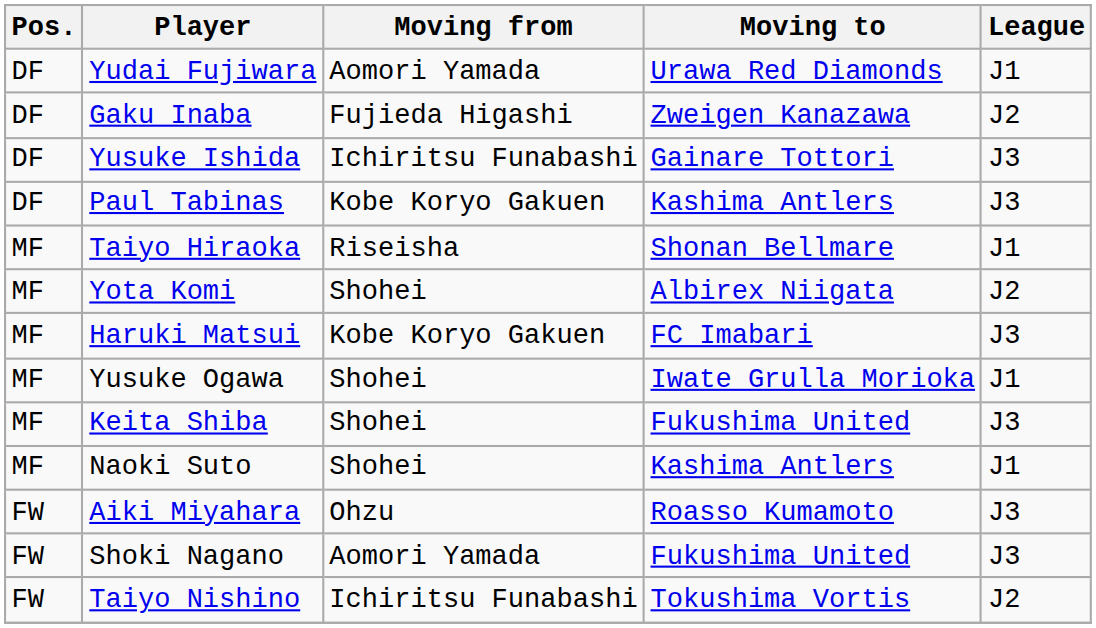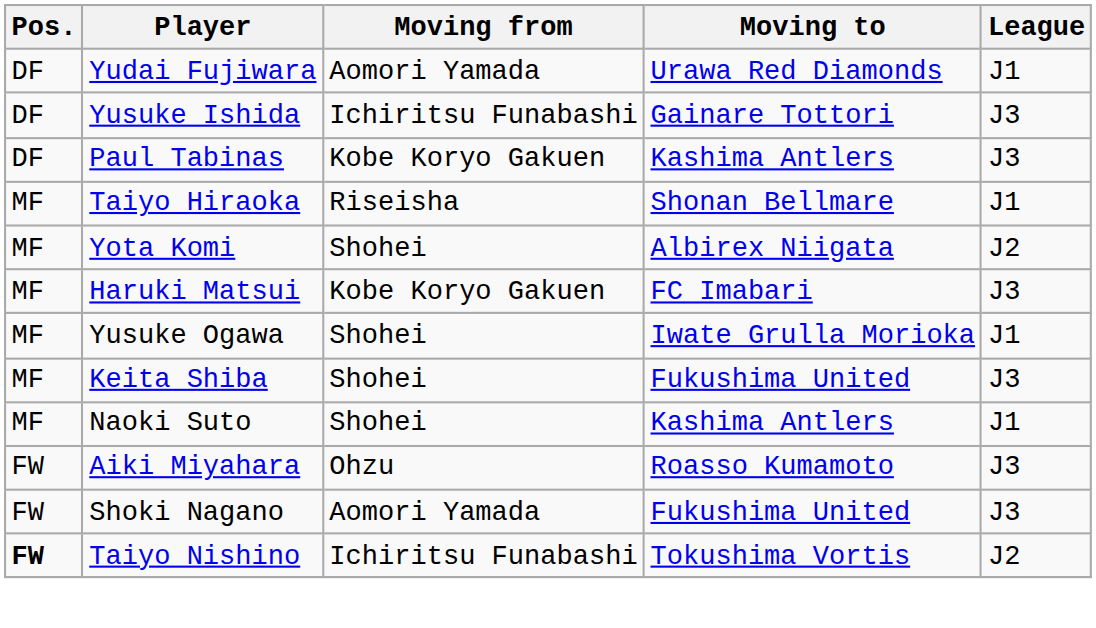- row: (170, 115)
(28, 600) normal -> (28, 556) bold
